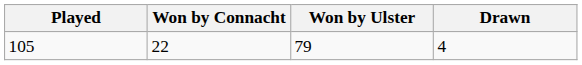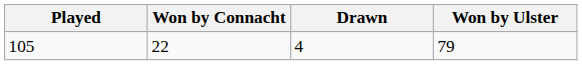columns swapped: (362, 18) <-> (505, 18)
